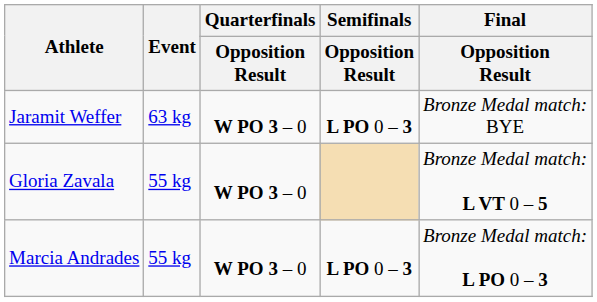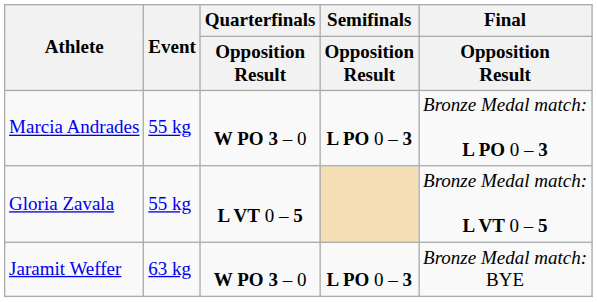rows swapped: (74, 258) <-> (65, 116)
(260, 193) W PO 3 – 0 -> (260, 215) L VT 0 – 5
